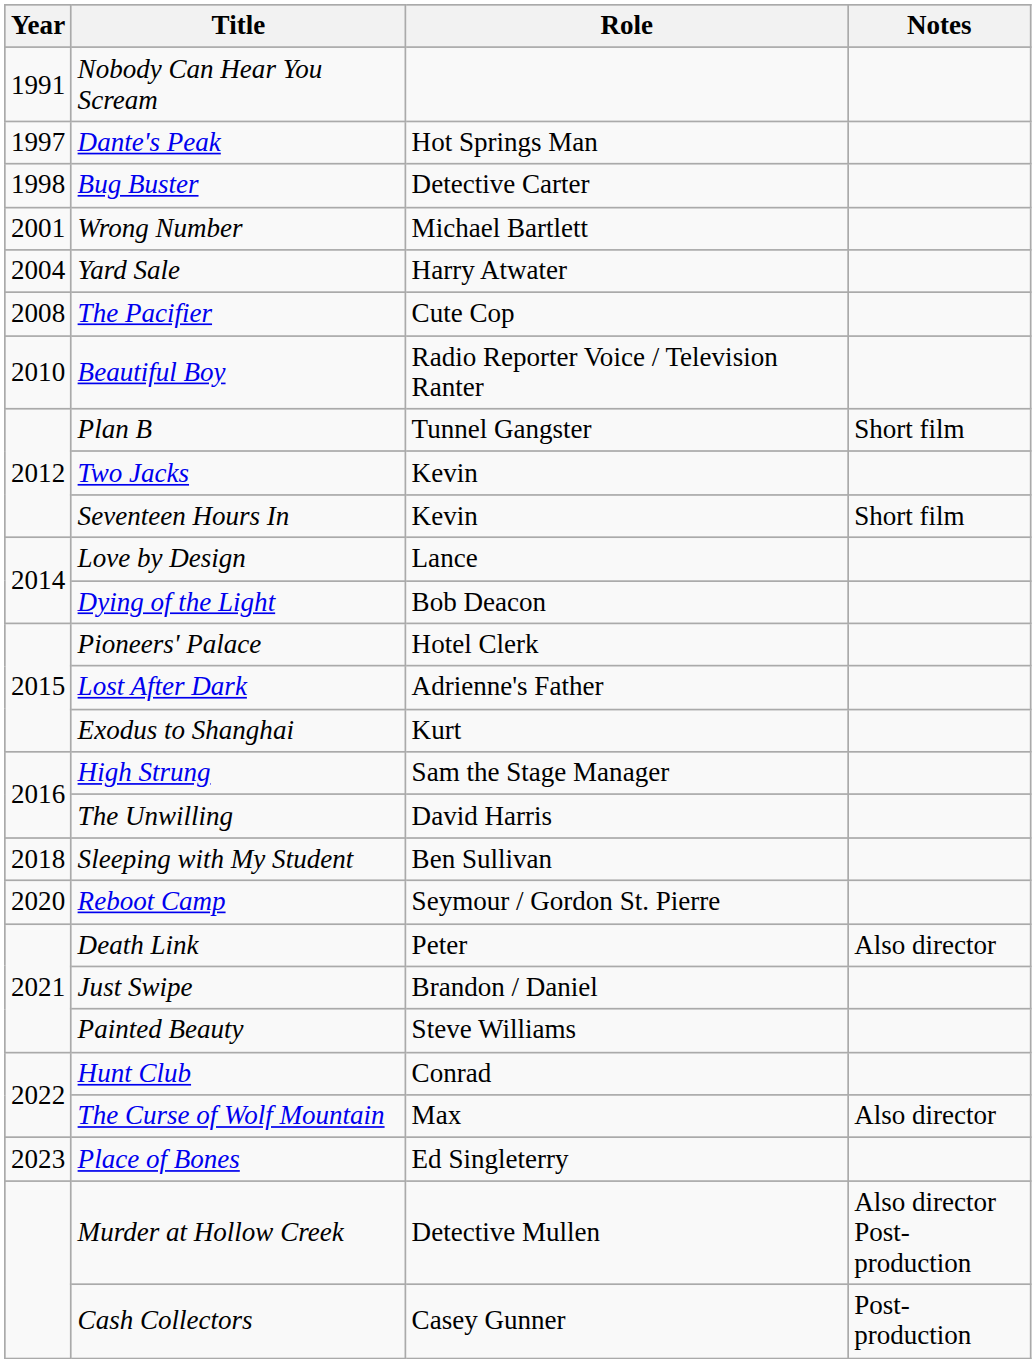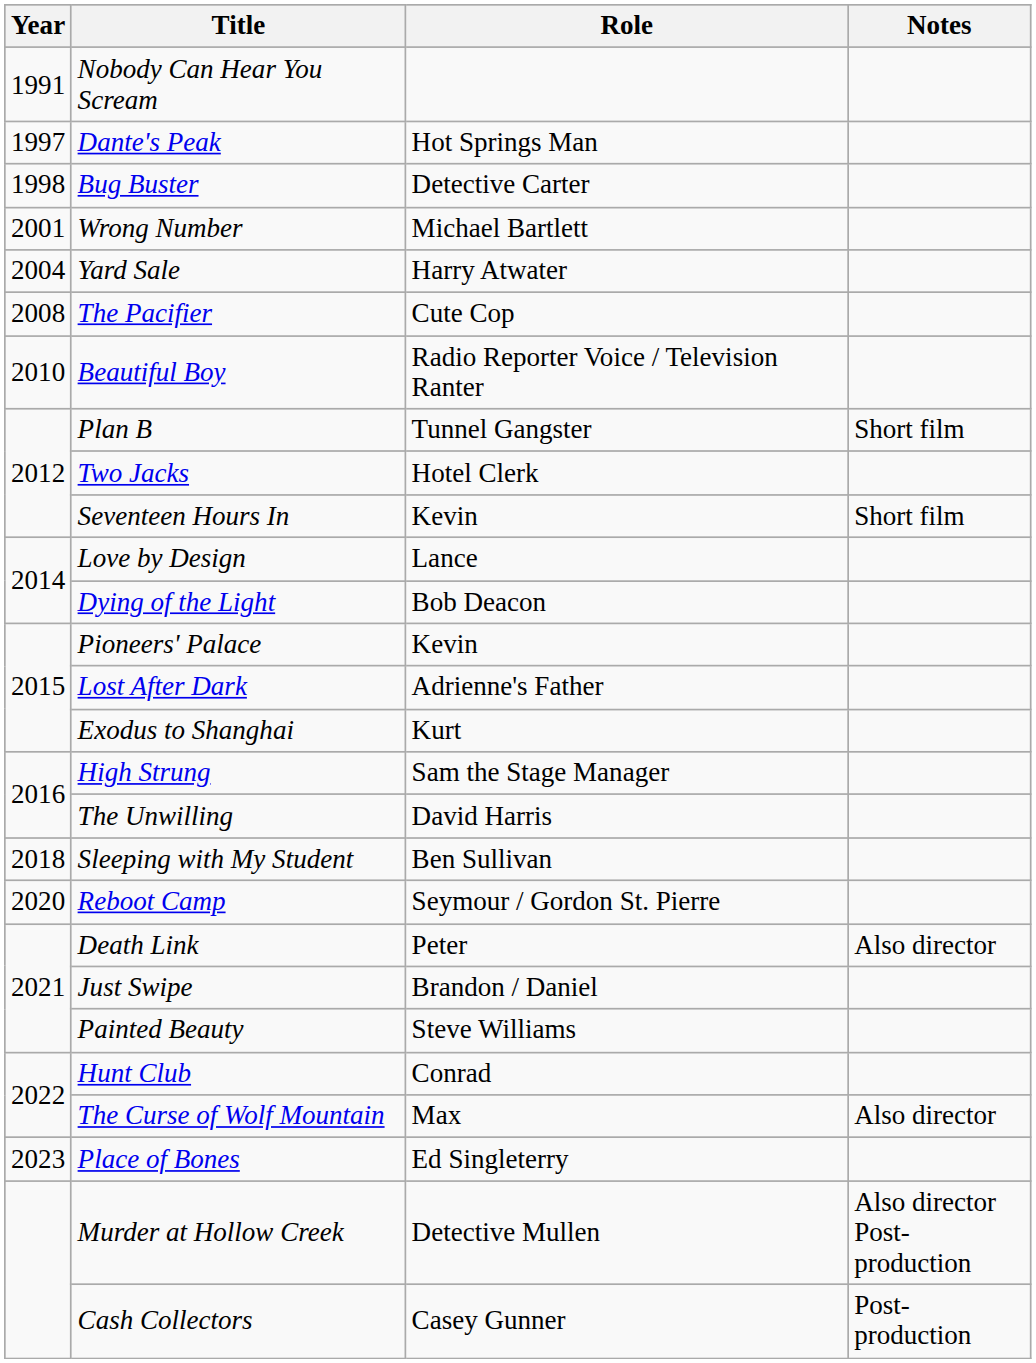(445, 472) Kevin -> (475, 472) Hotel Clerk
(475, 644) Hotel Clerk -> (445, 644) Kevin
